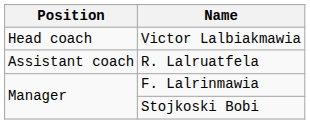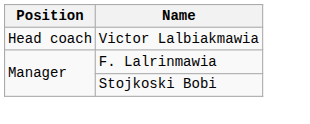- row: (200, 62)
